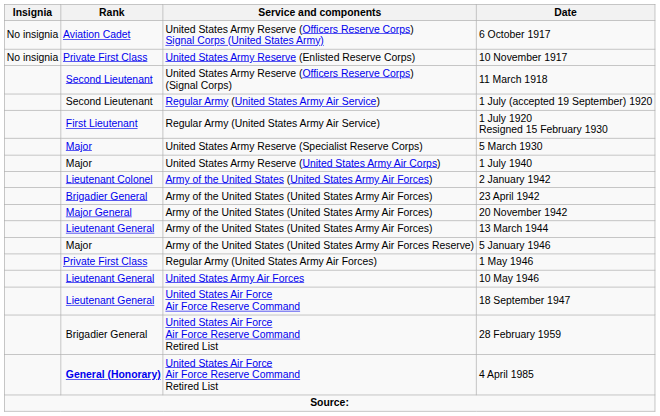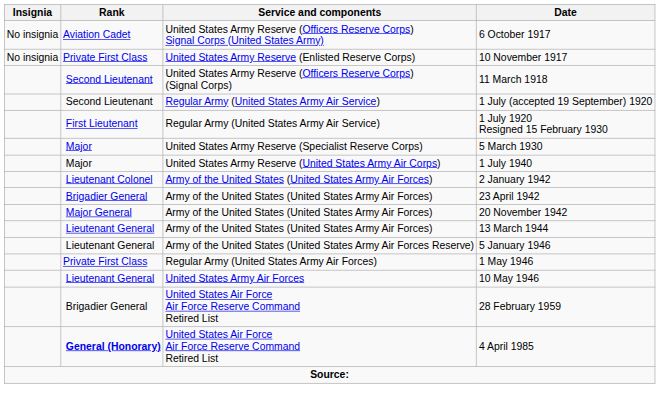(77, 245) Major -> (109, 245) Lieutenant General
- row: (525, 301)
